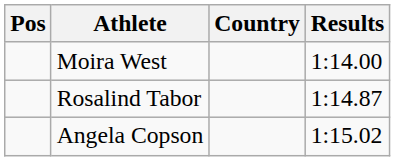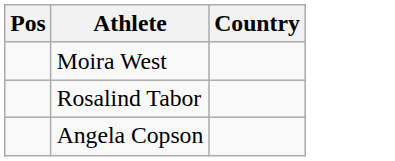- column: (347, 23)
